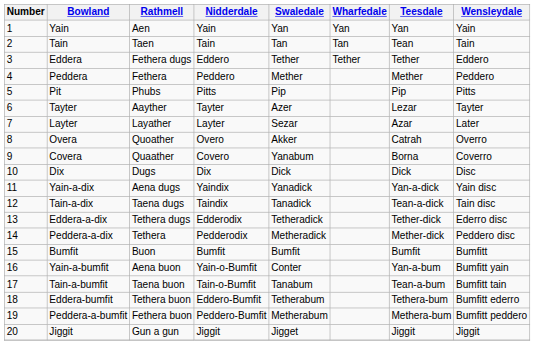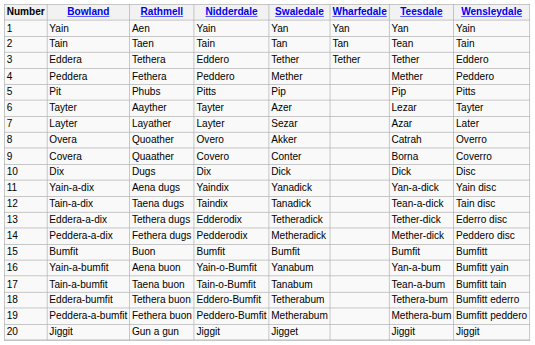(162, 60) Fethera dugs -> (149, 60) Tethera
(292, 156) Yanabum -> (286, 156) Conter
(149, 236) Tethera -> (162, 236) Fethera dugs
(286, 268) Conter -> (292, 268) Yanabum
